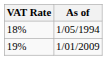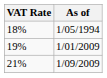+ row: (17, 64)
